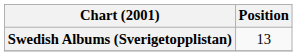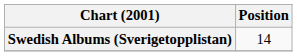(264, 39) 13 -> (264, 39) 14
